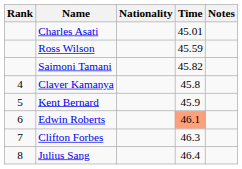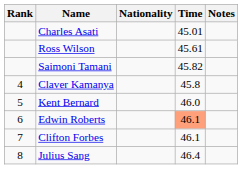(190, 48) 45.59 -> (190, 48) 45.61
(190, 102) 45.9 -> (190, 102) 46.0
(190, 137) 46.3 -> (190, 137) 46.1
